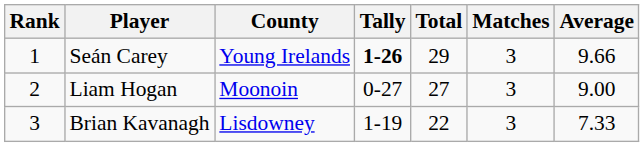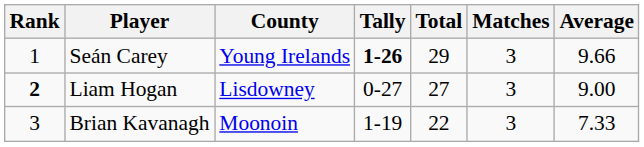(35, 89) normal -> (35, 89) bold
(259, 89) Moonoin -> (267, 89) Lisdowney
(267, 123) Lisdowney -> (259, 123) Moonoin
